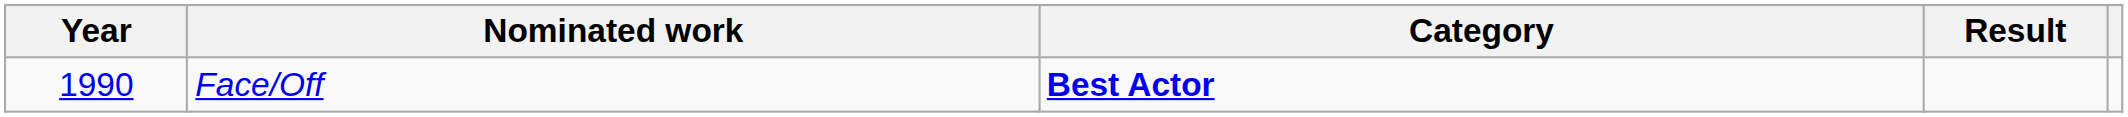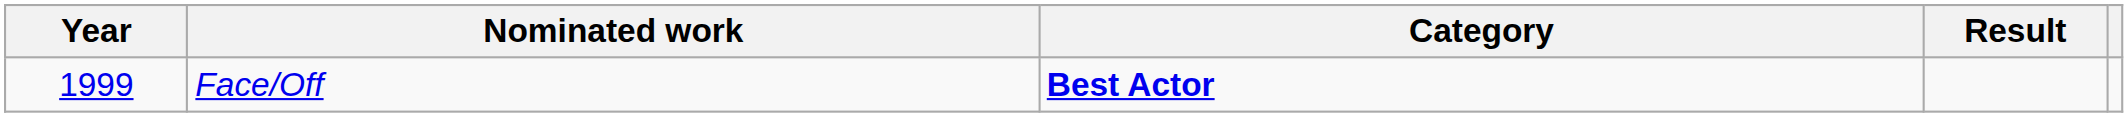(96, 84) 1990 -> (96, 84) 1999
